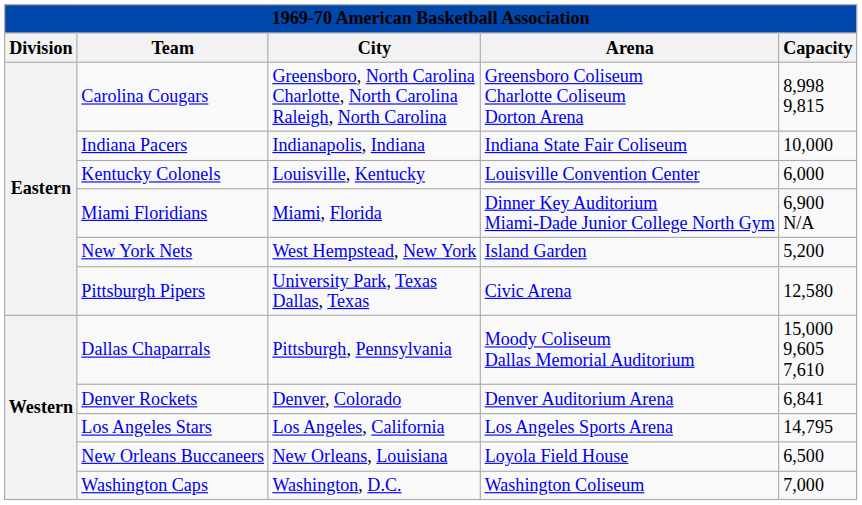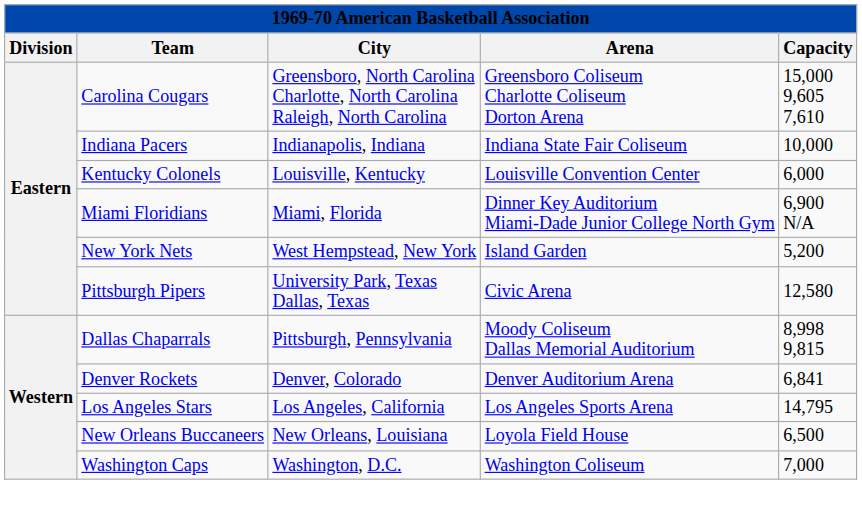(804, 96) 8,998 9,815 -> (808, 96) 15,000 9,605 7,610
(808, 349) 15,000 9,605 7,610 -> (804, 339) 8,998 9,815
